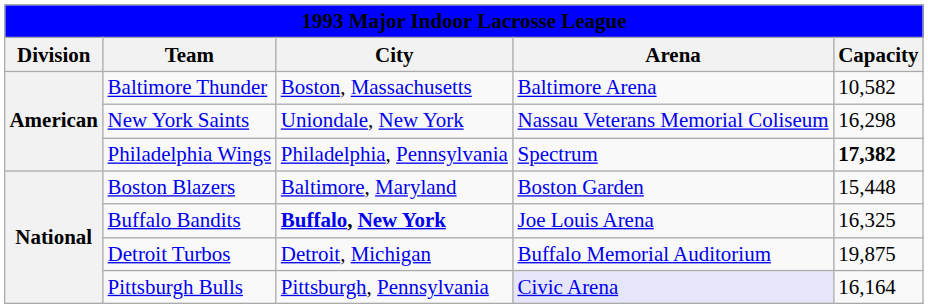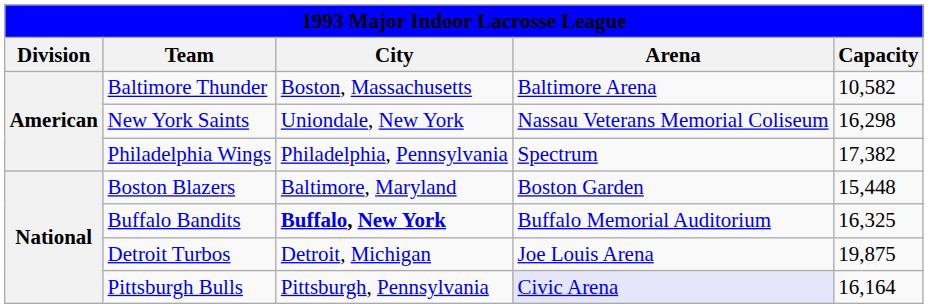(867, 154) bold -> (867, 154) normal
(586, 220) Joe Louis Arena -> (644, 220) Buffalo Memorial Auditorium
(644, 253) Buffalo Memorial Auditorium -> (586, 253) Joe Louis Arena
